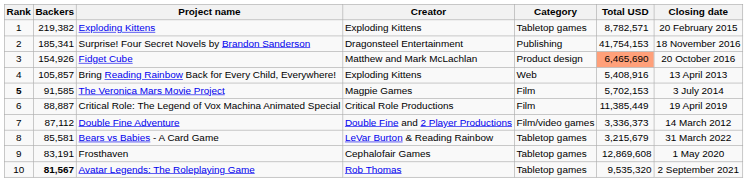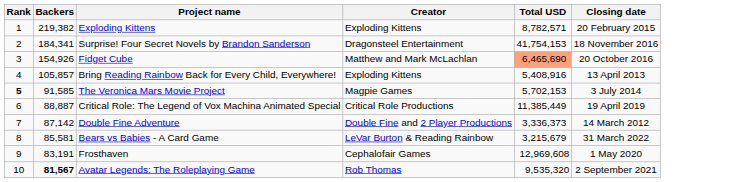- column: (555, 12)
(56, 43) 185,341 -> (56, 43) 184,341
(59, 122) 87,112 -> (59, 122) 87,142
(627, 153) 12,869,608 -> (544, 153) 12,969,608
